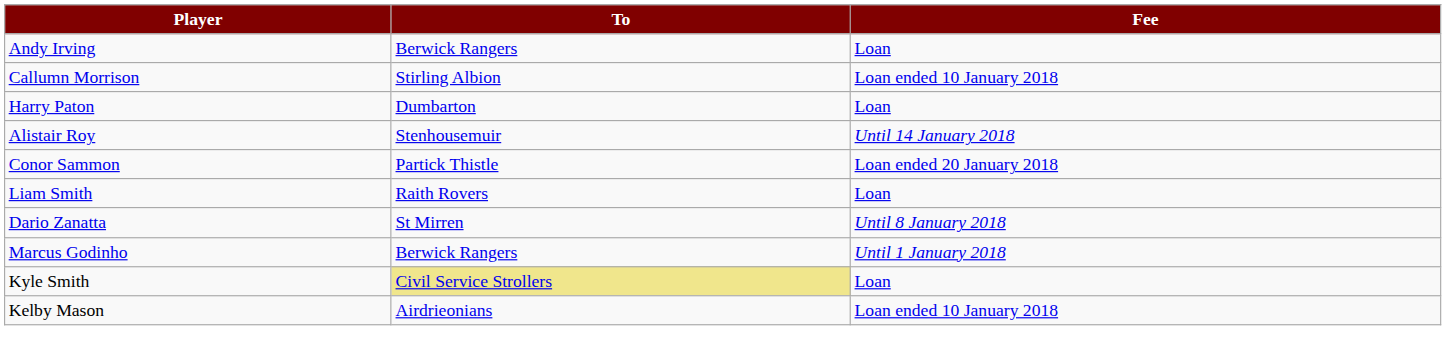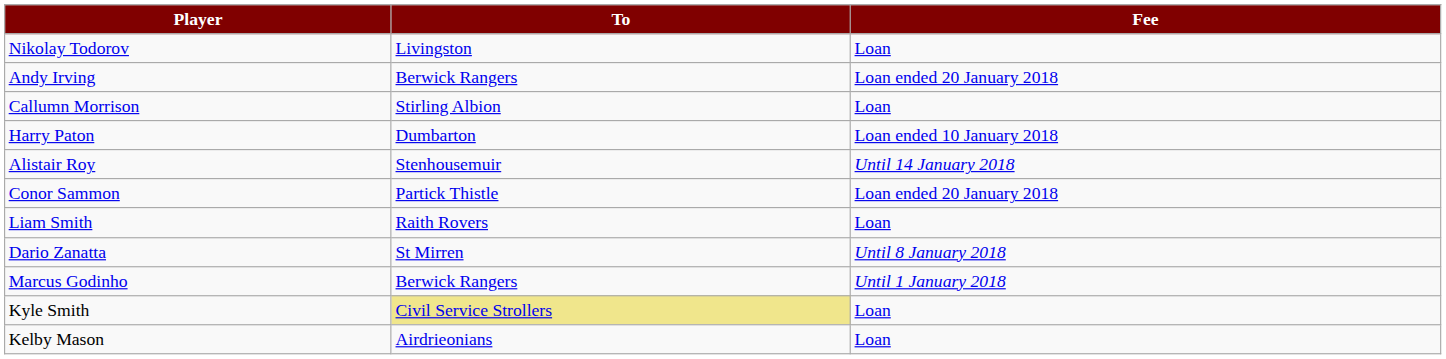+ row: (69, 48)
(873, 48) Loan -> (956, 77) Loan ended 20 January 2018
(956, 77) Loan ended 10 January 2018 -> (873, 106) Loan
(873, 106) Loan -> (956, 135) Loan ended 10 January 2018
(956, 309) Loan ended 10 January 2018 -> (873, 339) Loan
